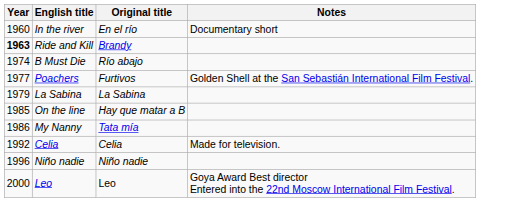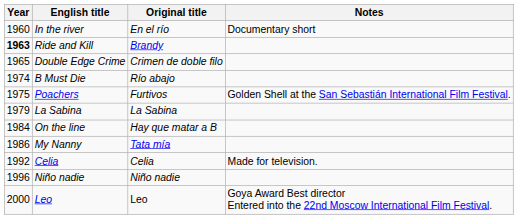+ row: (80, 62)
(18, 78) 1977 -> (18, 95) 1975
(18, 111) 1985 -> (18, 128) 1984
